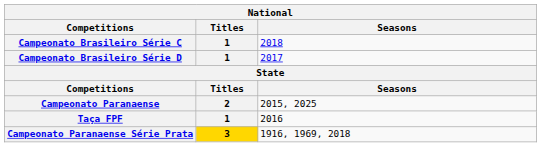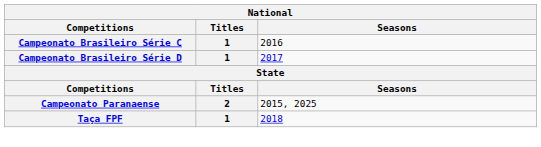(272, 42) 2018 -> (272, 42) 2016
(272, 119) 2016 -> (272, 119) 2018
- row: (100, 134)
